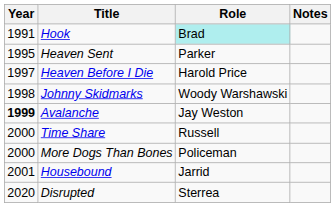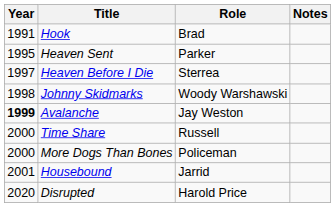(192, 34) paleturquoise background -> (192, 34) no background
(213, 73) Harold Price -> (199, 73) Sterrea
(199, 192) Sterrea -> (213, 192) Harold Price
